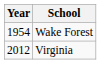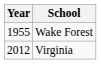(19, 31) 1954 -> (19, 31) 1955
